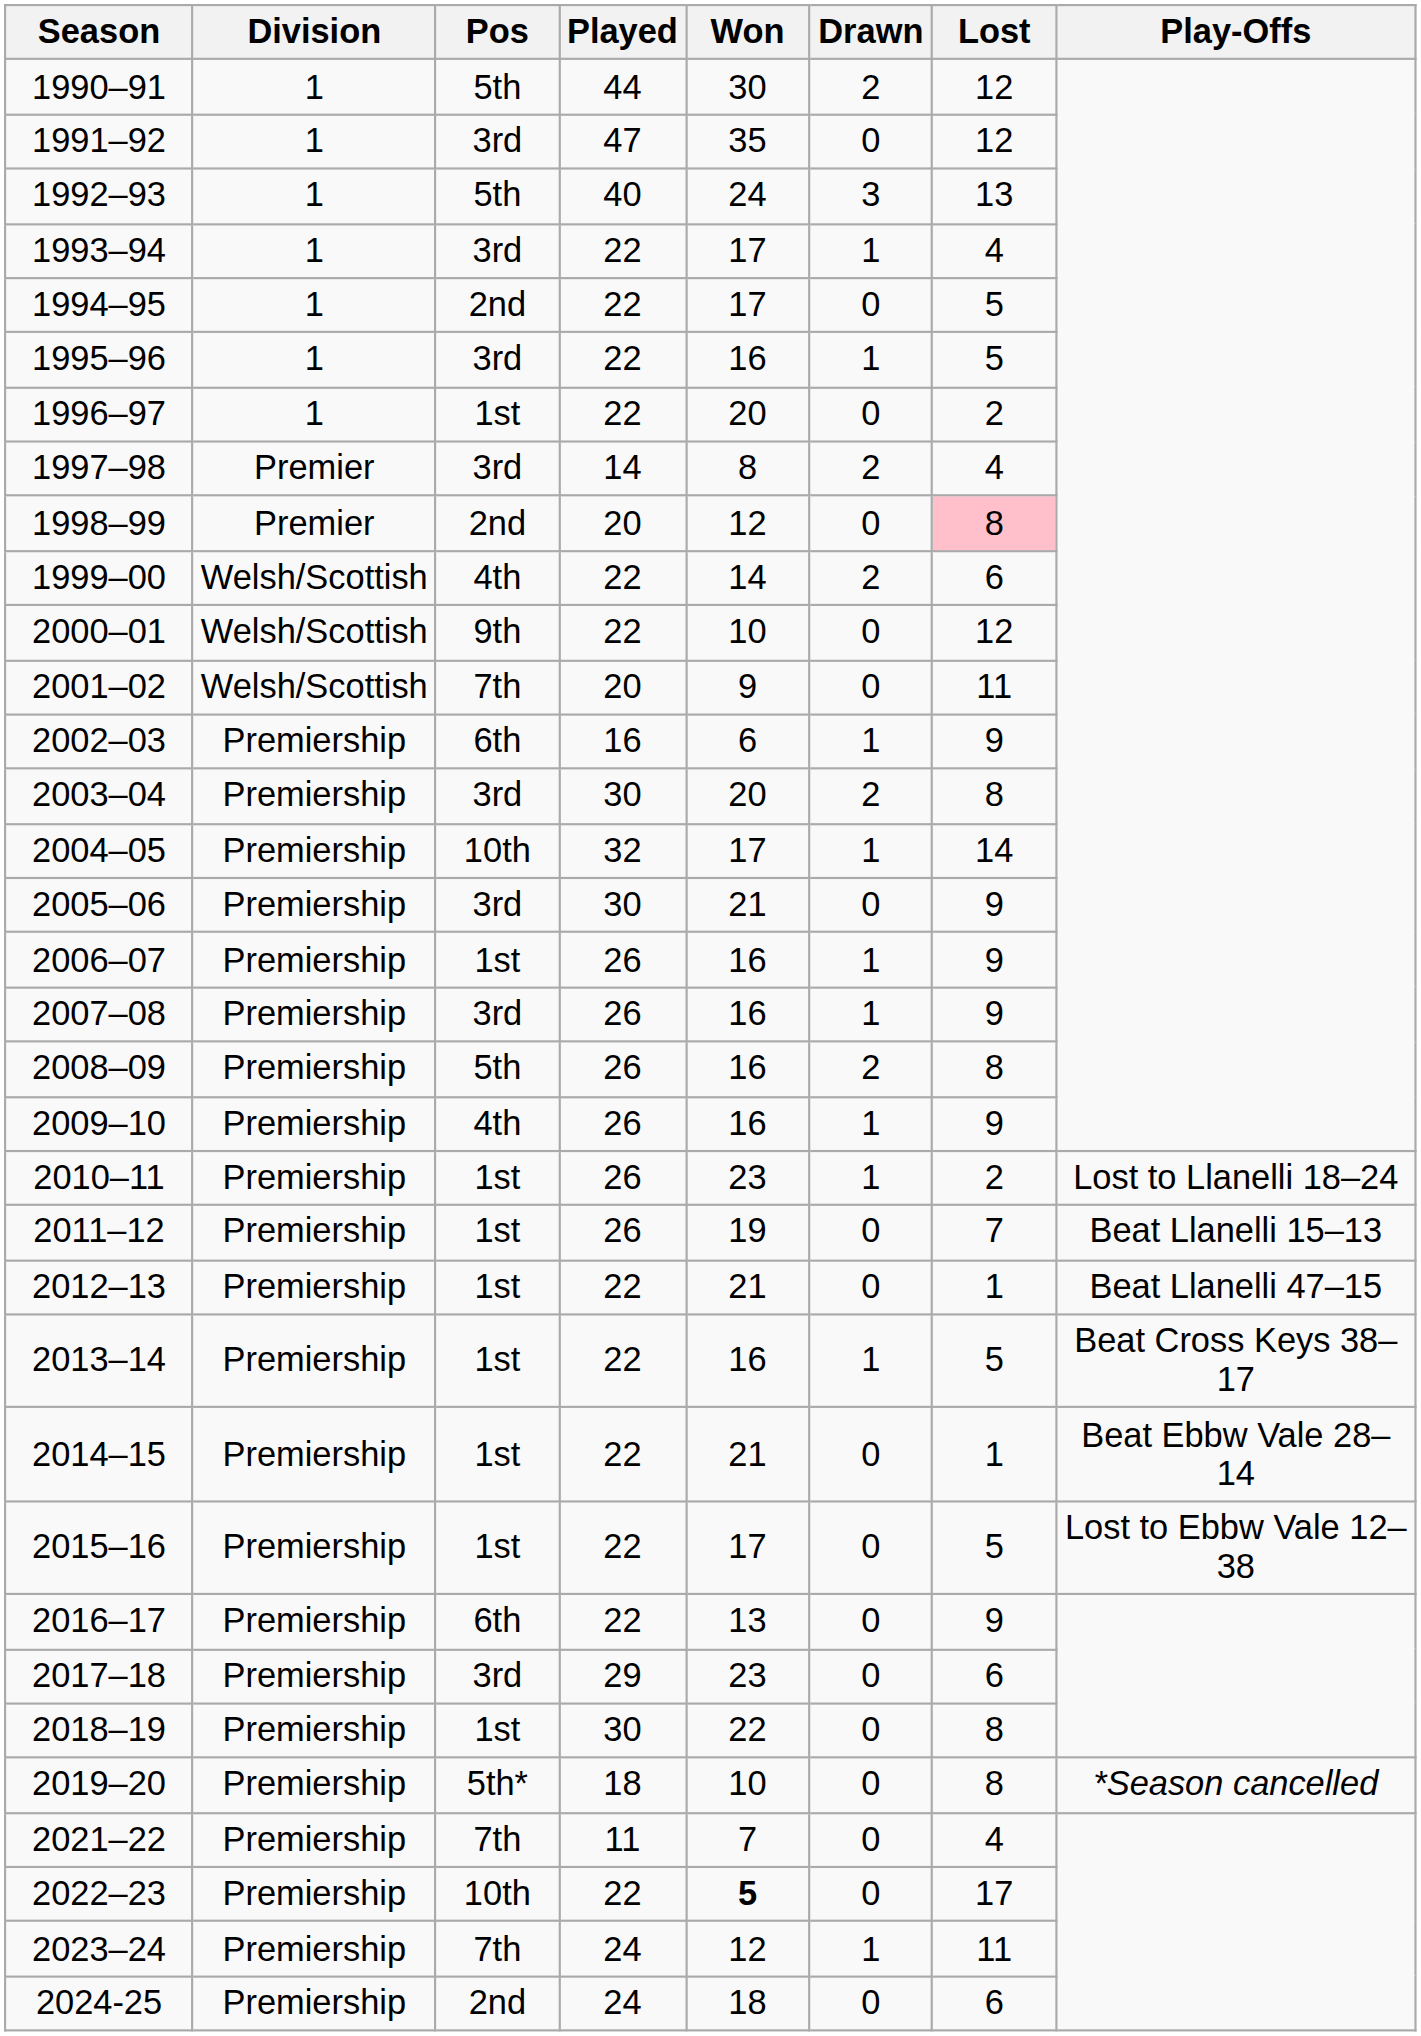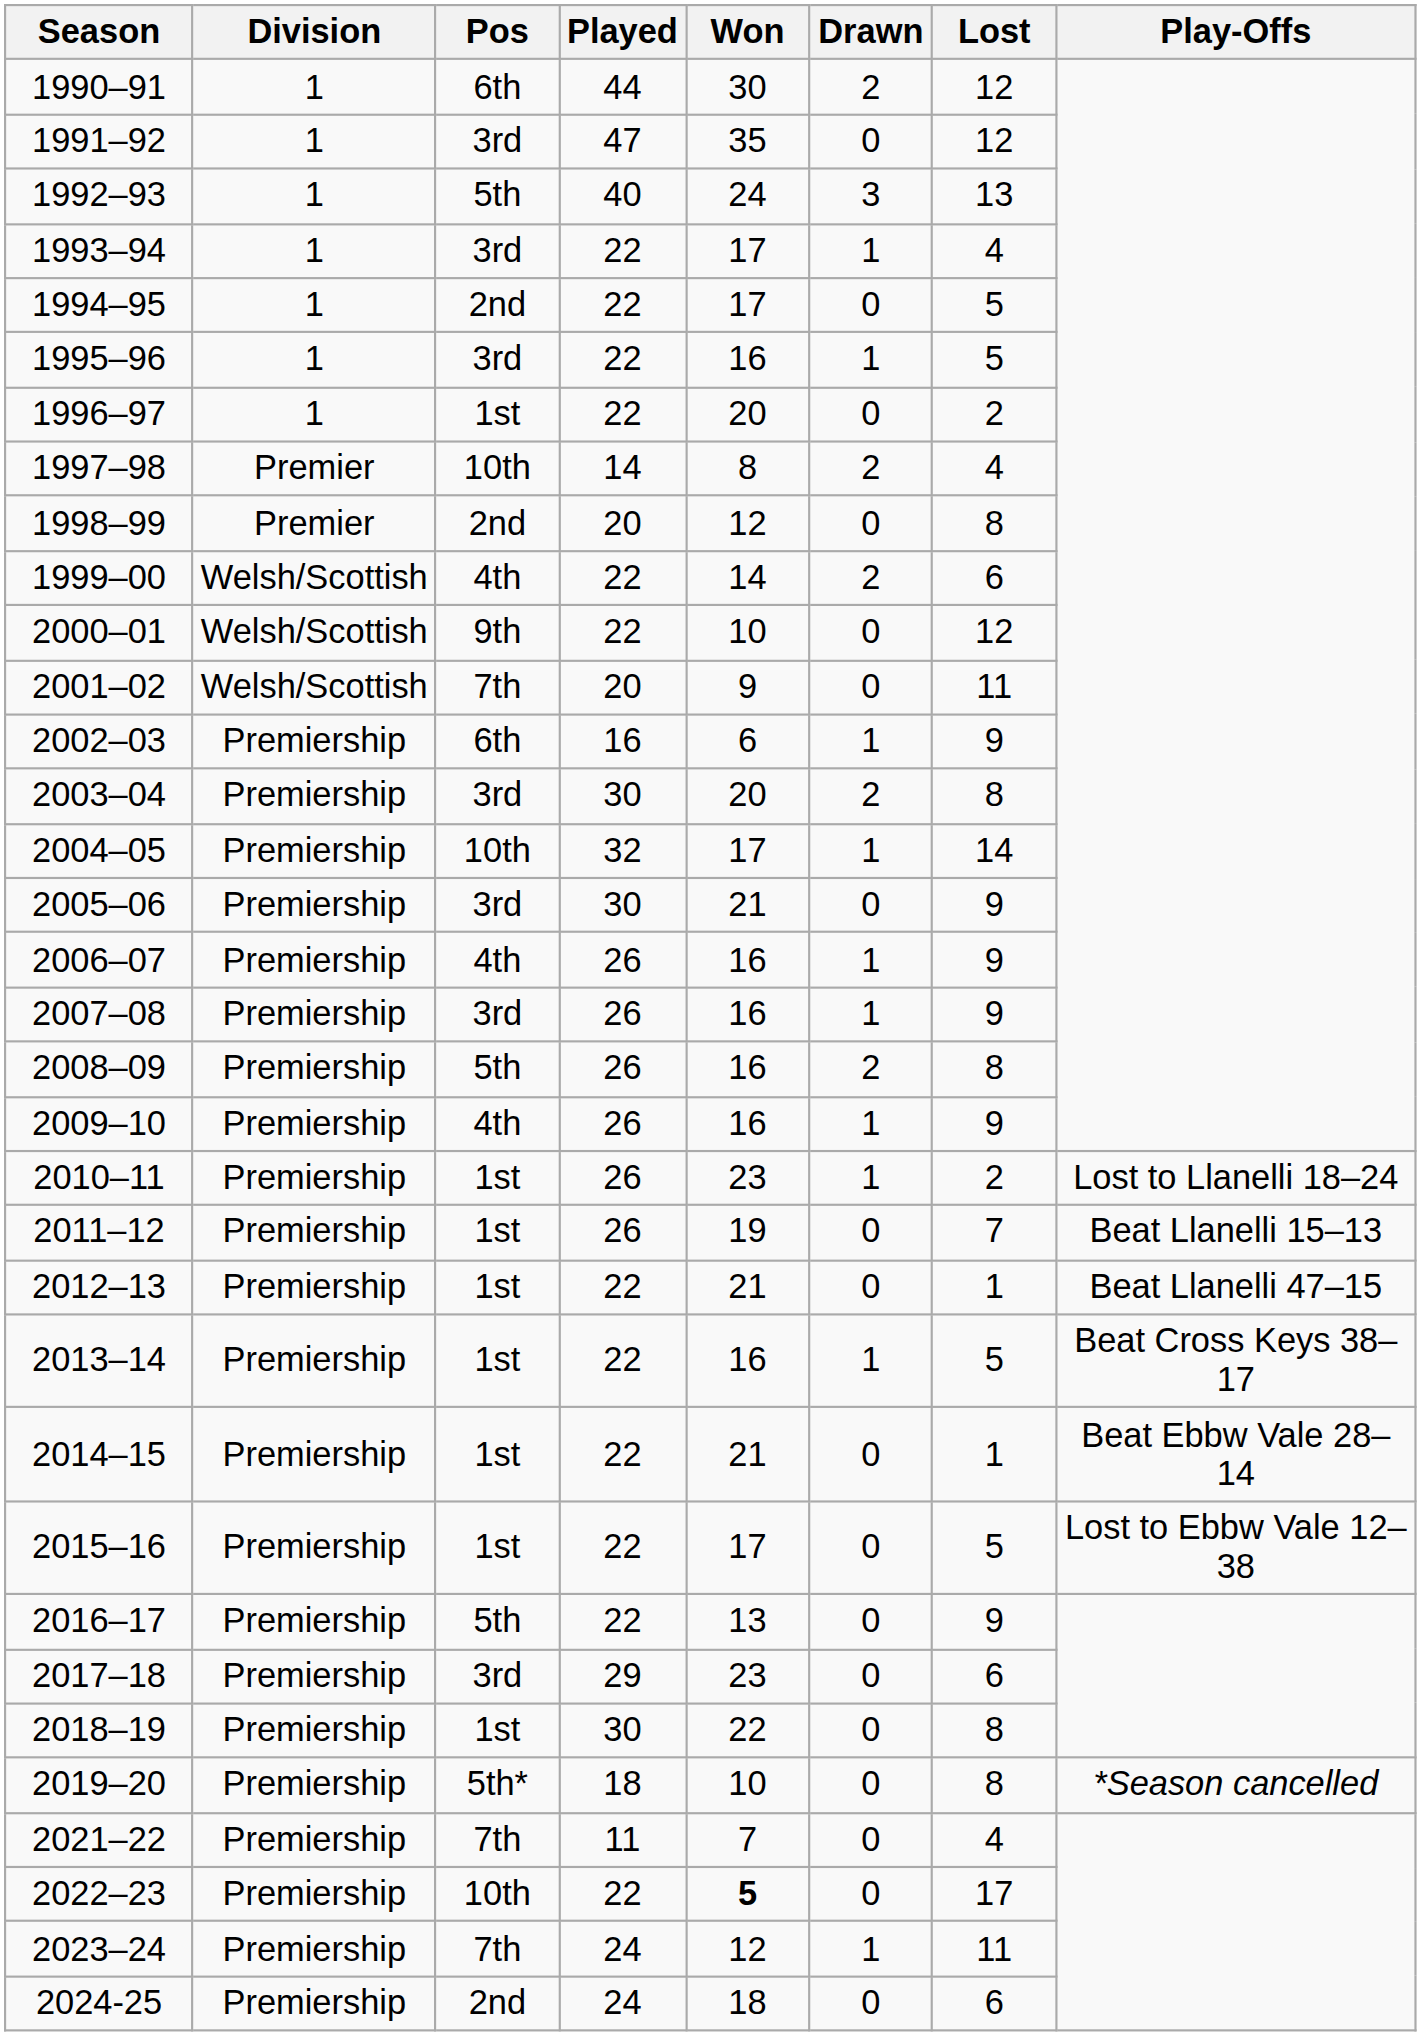(497, 86) 5th -> (497, 86) 6th
(497, 468) 3rd -> (497, 468) 10th
(994, 522) pink background -> (994, 522) no background
(497, 959) 1st -> (497, 959) 4th
(497, 1620) 6th -> (497, 1620) 5th
